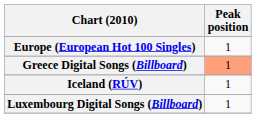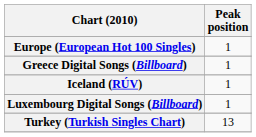(228, 65) lightsalmon background -> (228, 65) no background
+ row: (105, 122)
